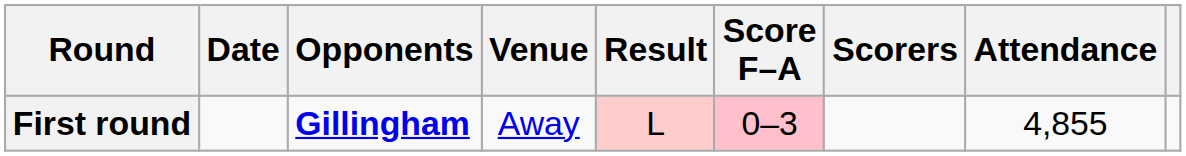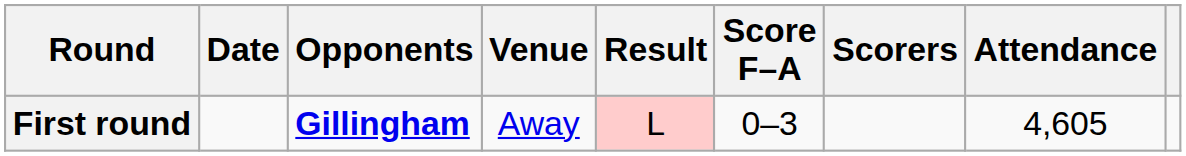(770, 122) pink background -> (770, 122) no background
(1065, 122) 4,855 -> (1065, 122) 4,605
